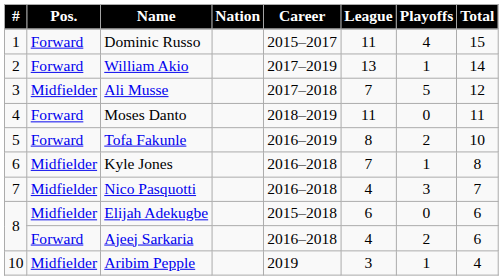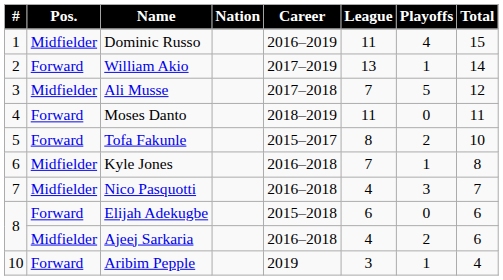(57, 41) Forward -> (64, 41) Midfielder
(302, 41) 2015–2017 -> (302, 41) 2016–2019
(302, 139) 2016–2019 -> (302, 139) 2015–2017
(64, 213) Midfielder -> (57, 213) Forward
(57, 238) Forward -> (64, 238) Midfielder
(64, 262) Midfielder -> (57, 262) Forward
